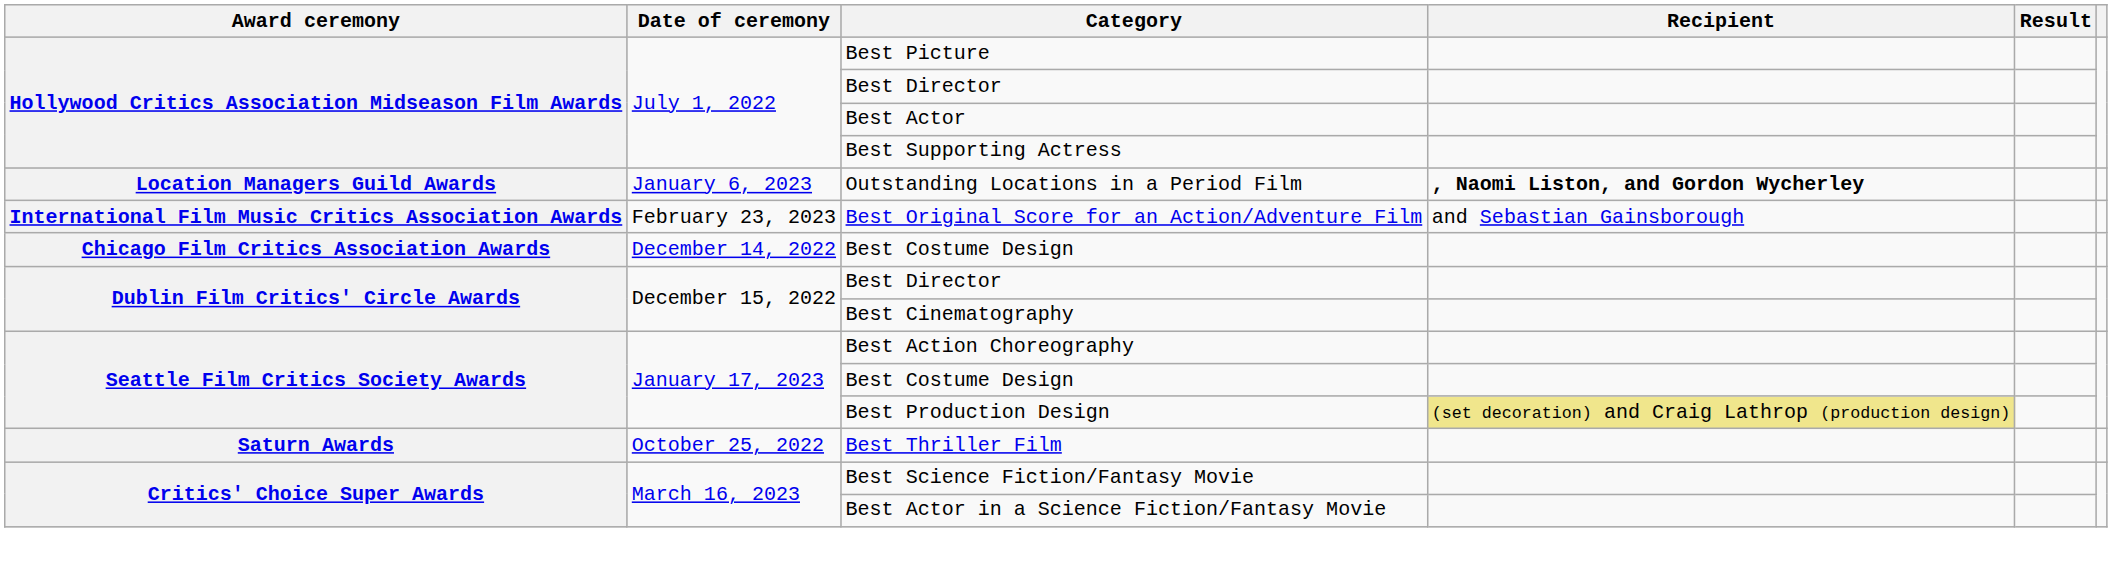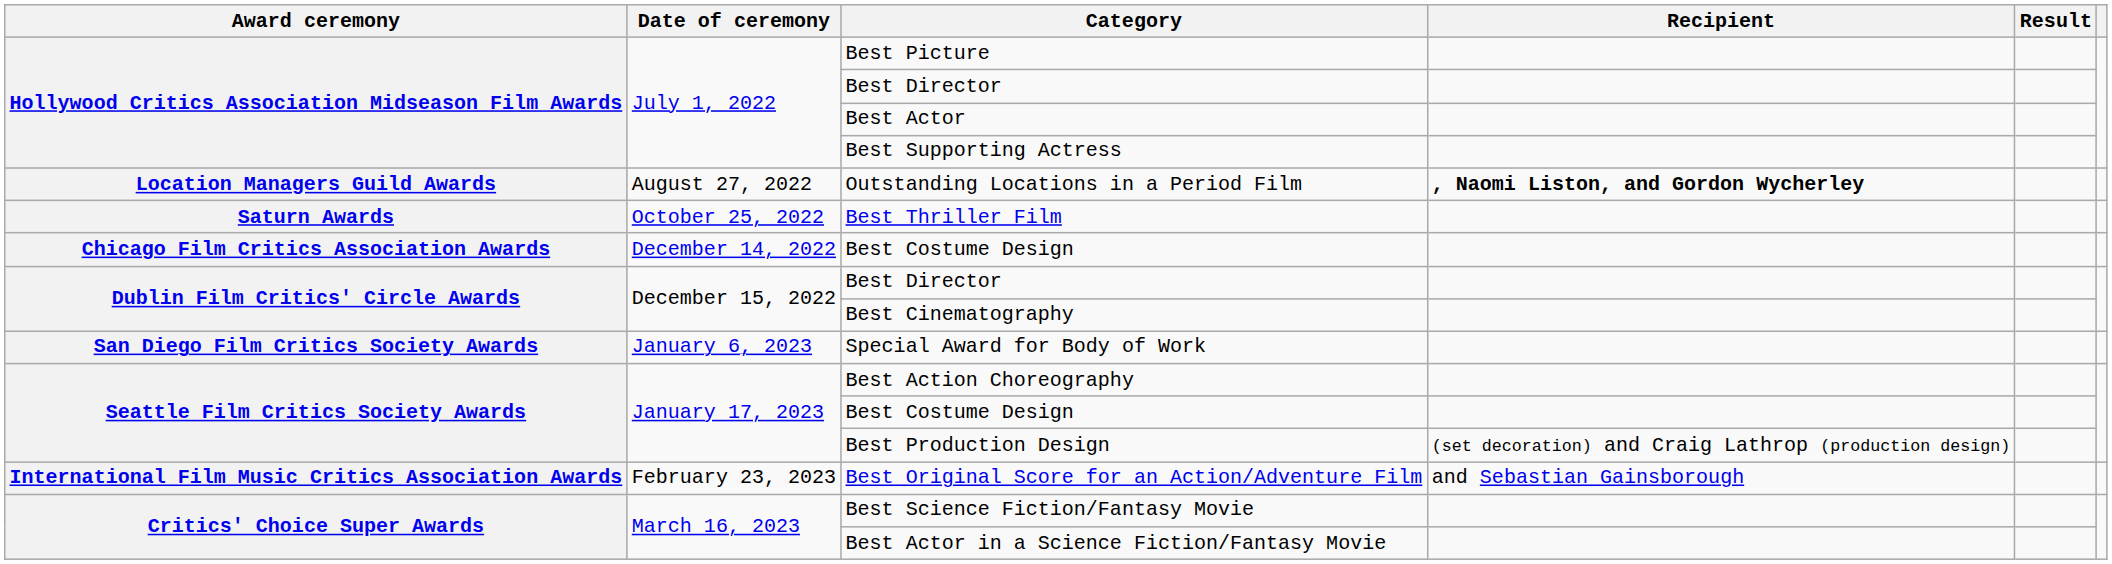(722, 184) January 6, 2023 -> (722, 184) August 27, 2022
rows swapped: (316, 445) <-> (316, 217)
+ row: (316, 347)
(1721, 413) khaki background -> (1721, 445) no background
